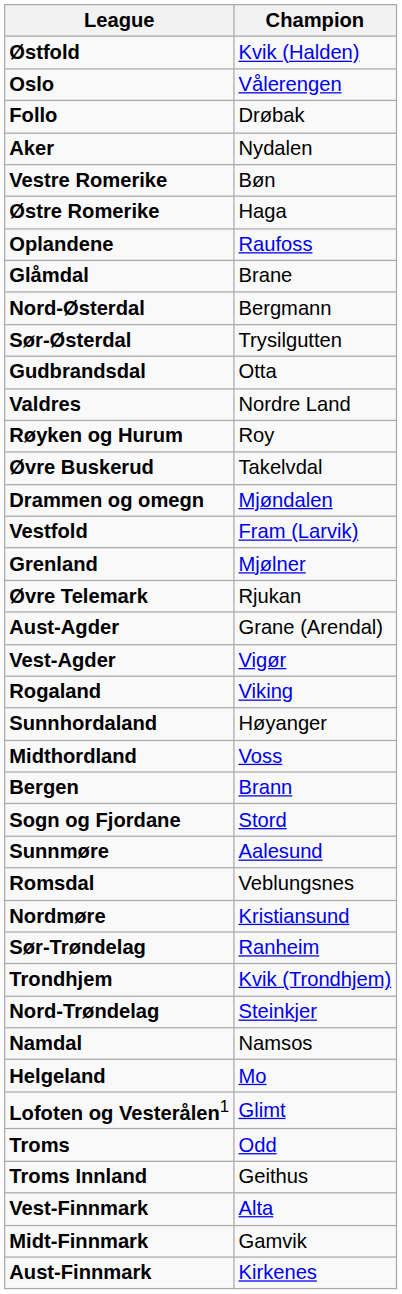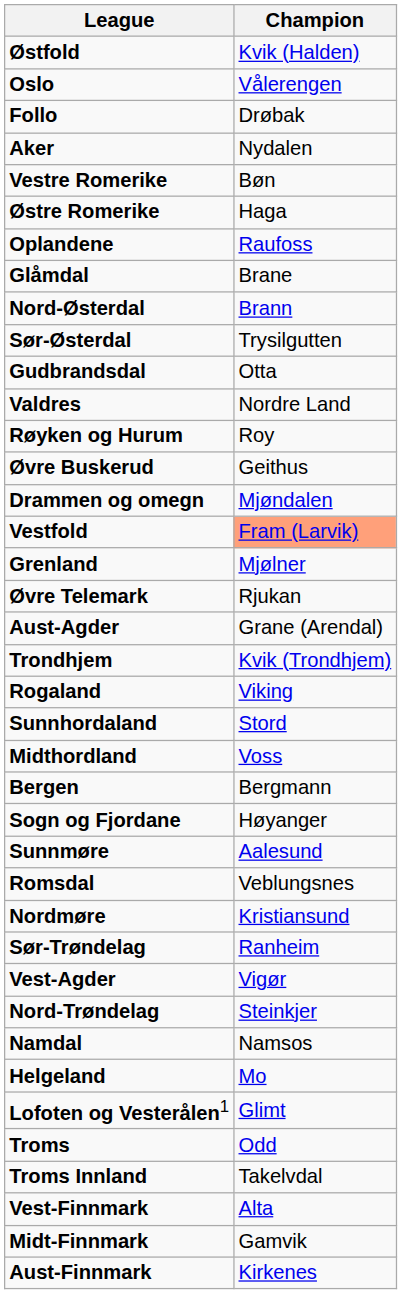(285, 308) Bergmann -> (265, 308) Brann
(281, 468) Takelvdal -> (273, 468) Geithus
(298, 532) no background -> (298, 532) lightsalmon background
rows swapped: (62, 659) <-> (61, 979)
(283, 723) Høyanger -> (263, 723) Stord
(265, 787) Brann -> (285, 787) Bergmann
(263, 819) Stord -> (283, 819) Høyanger
(273, 1176) Geithus -> (281, 1176) Takelvdal
